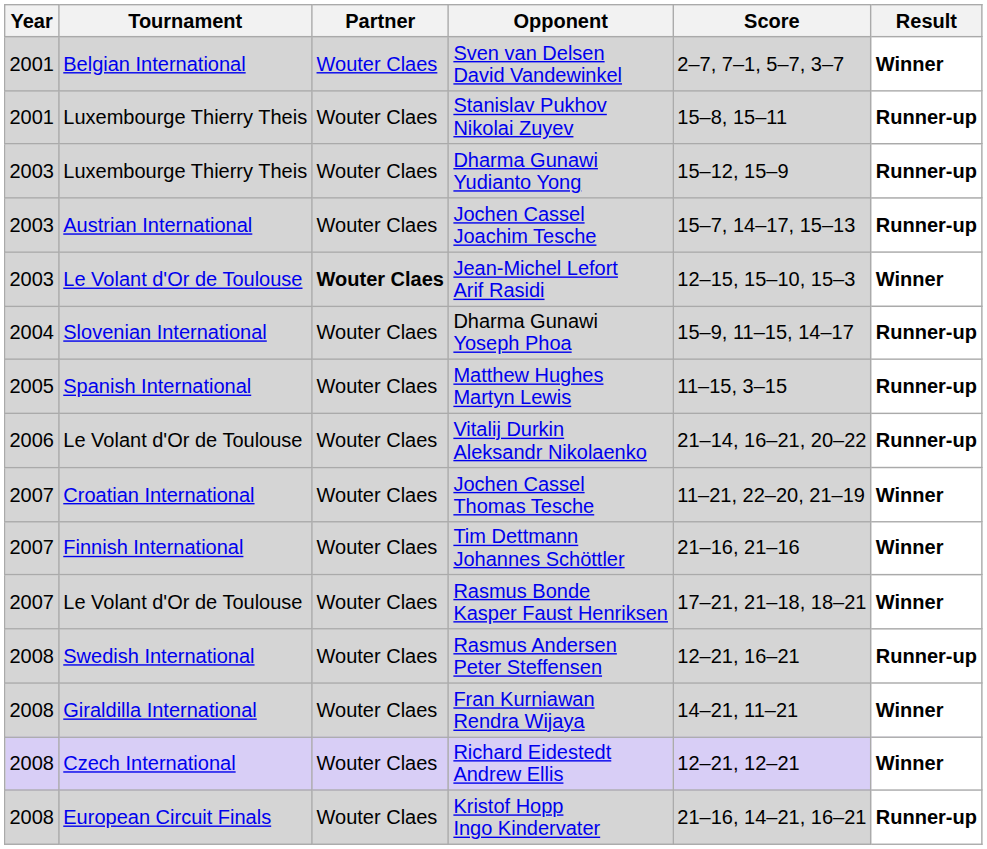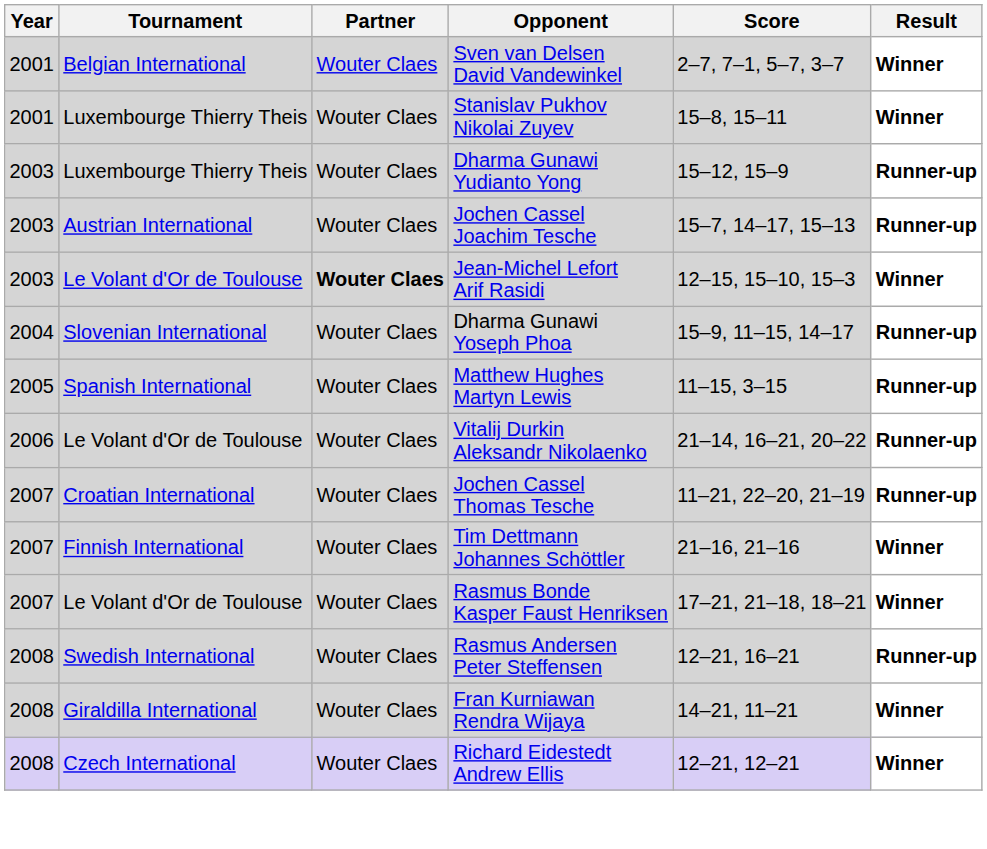(926, 118) Runner-up -> (910, 118) Winner
(910, 495) Winner -> (926, 495) Runner-up
- row: (527, 818)
